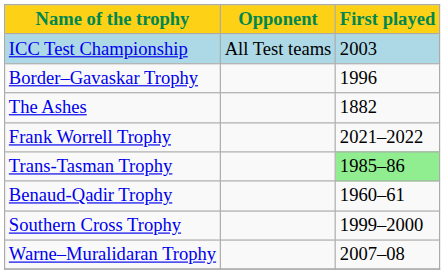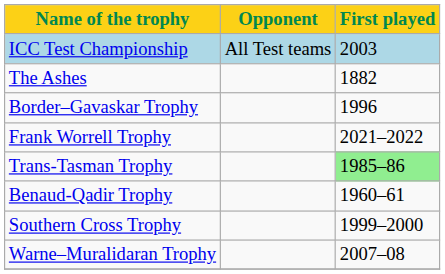rows swapped: (48, 107) <-> (103, 78)
